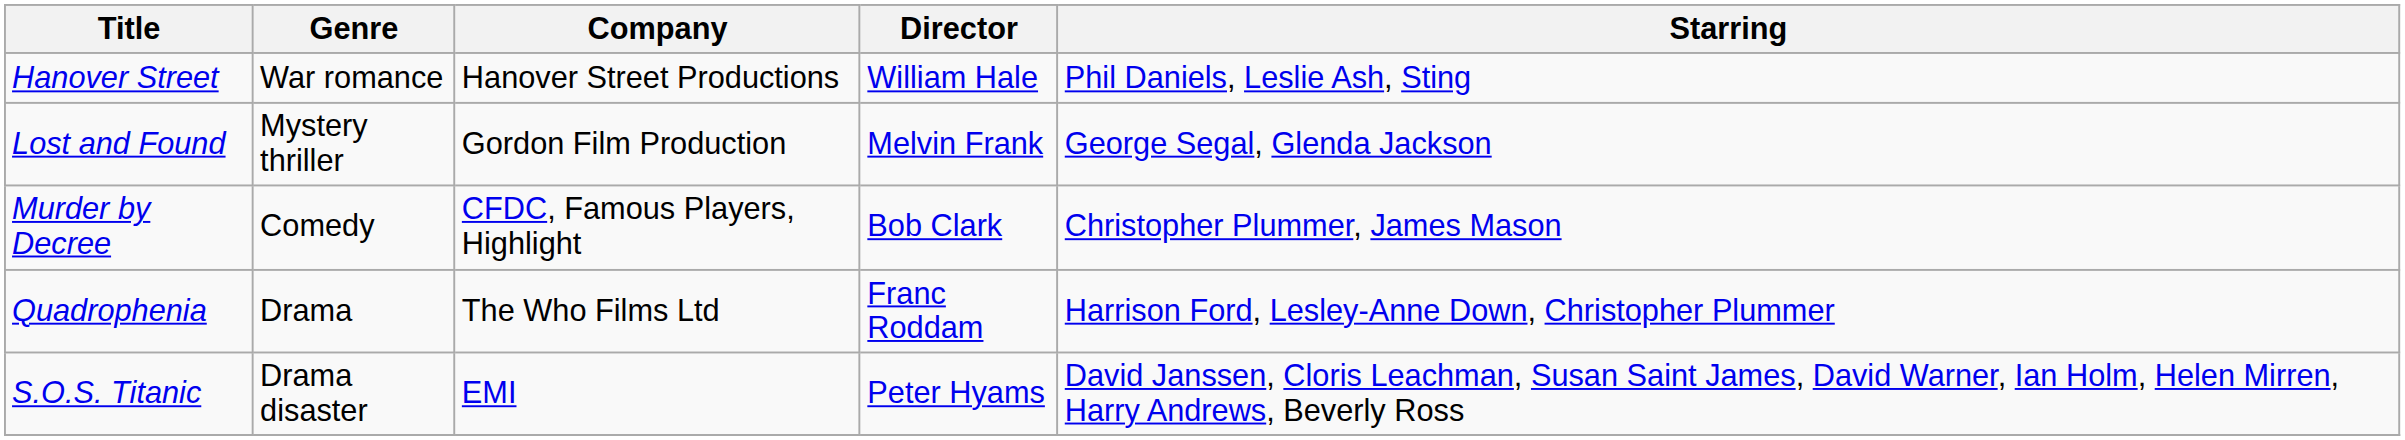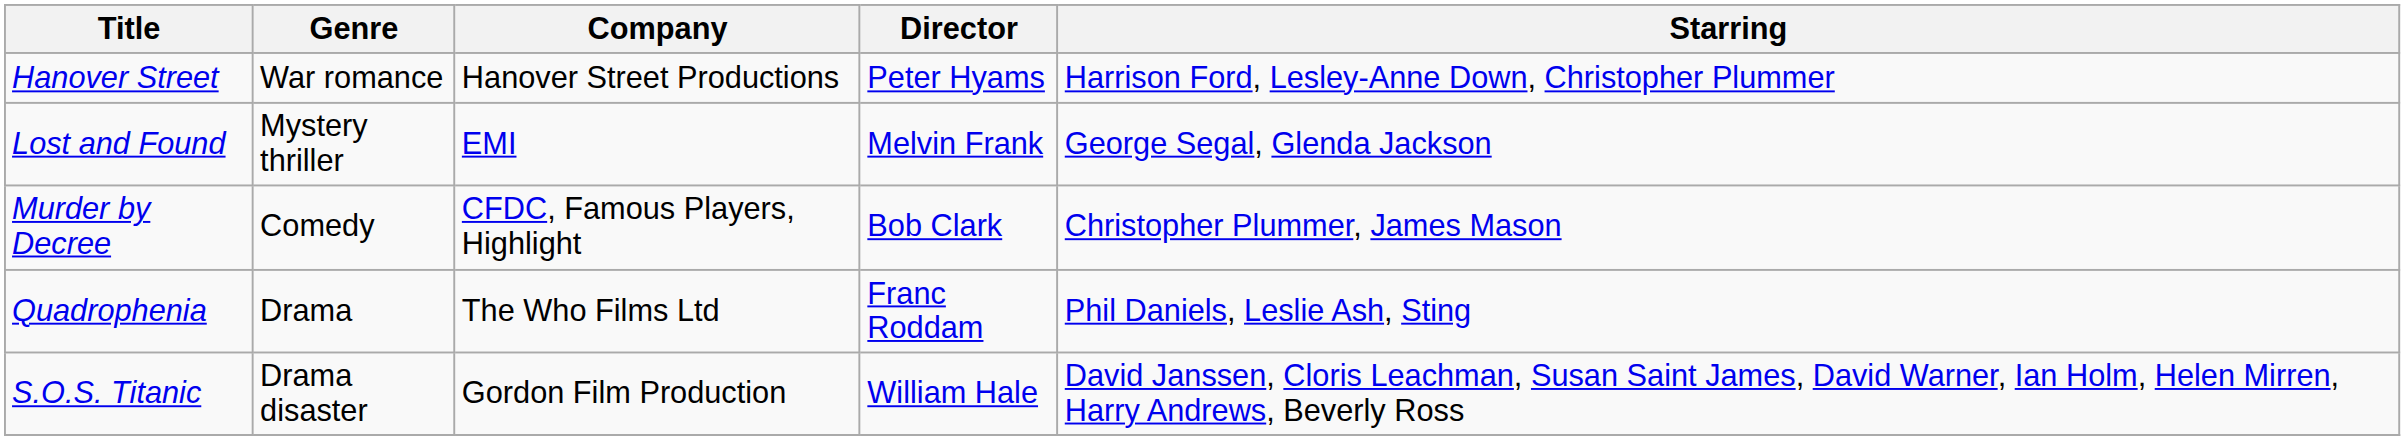(953, 77) William Hale -> (956, 77) Peter Hyams
(1268, 77) Phil Daniels, Leslie Ash, Sting -> (1450, 77) Harrison Ford, Lesley-Anne Down, Christopher Plummer
(624, 143) Gordon Film Production -> (489, 143) EMI
(1450, 310) Harrison Ford, Lesley-Anne Down, Christopher Plummer -> (1268, 310) Phil Daniels, Leslie Ash, Sting
(489, 393) EMI -> (624, 393) Gordon Film Production
(956, 393) Peter Hyams -> (953, 393) William Hale
